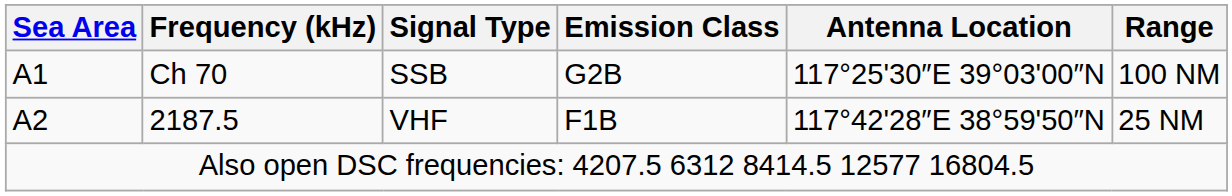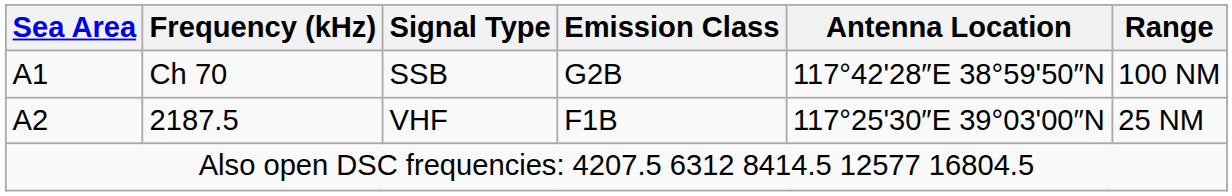(949, 73) 117°25'30″E 39°03'00″N -> (949, 73) 117°42'28″E 38°59'50″N
(949, 119) 117°42'28″E 38°59'50″N -> (949, 119) 117°25'30″E 39°03'00″N
